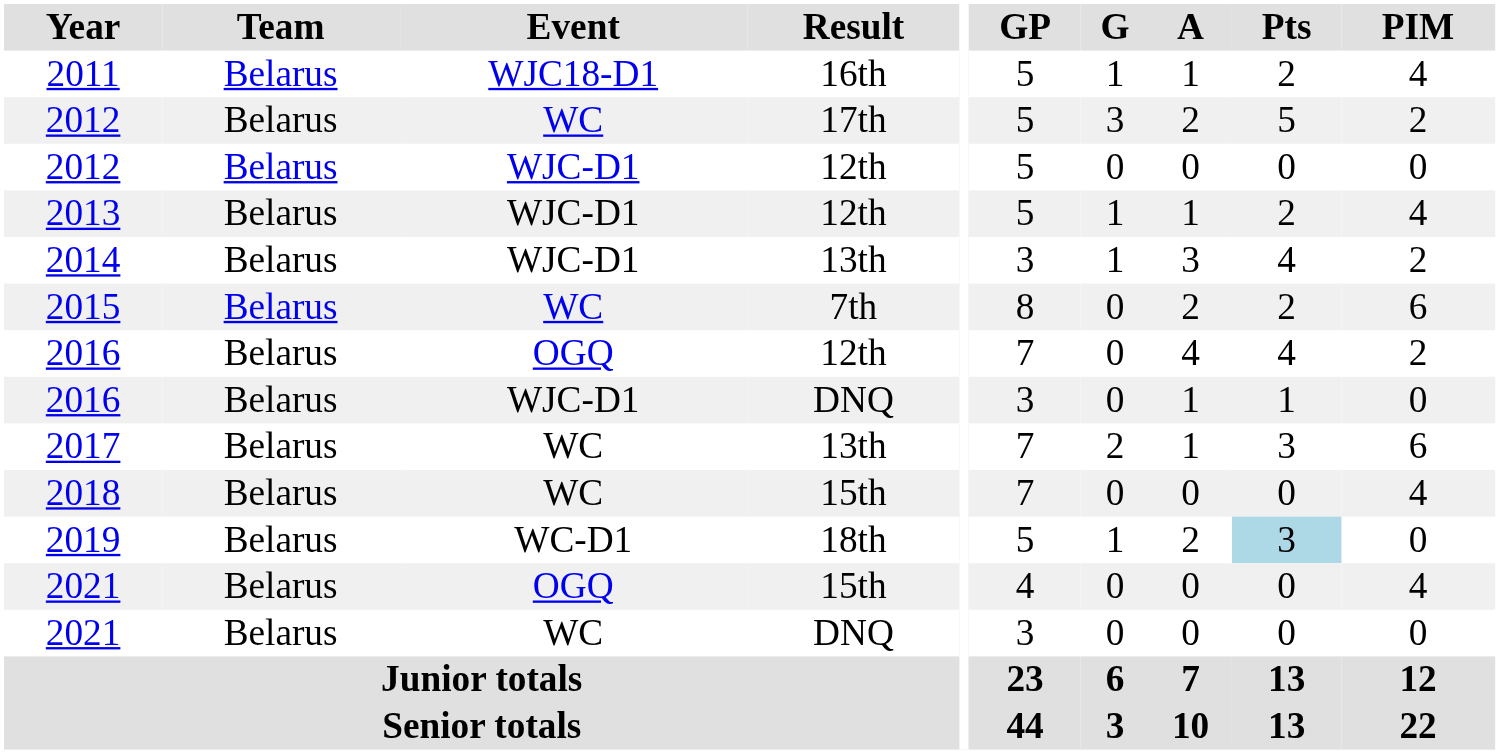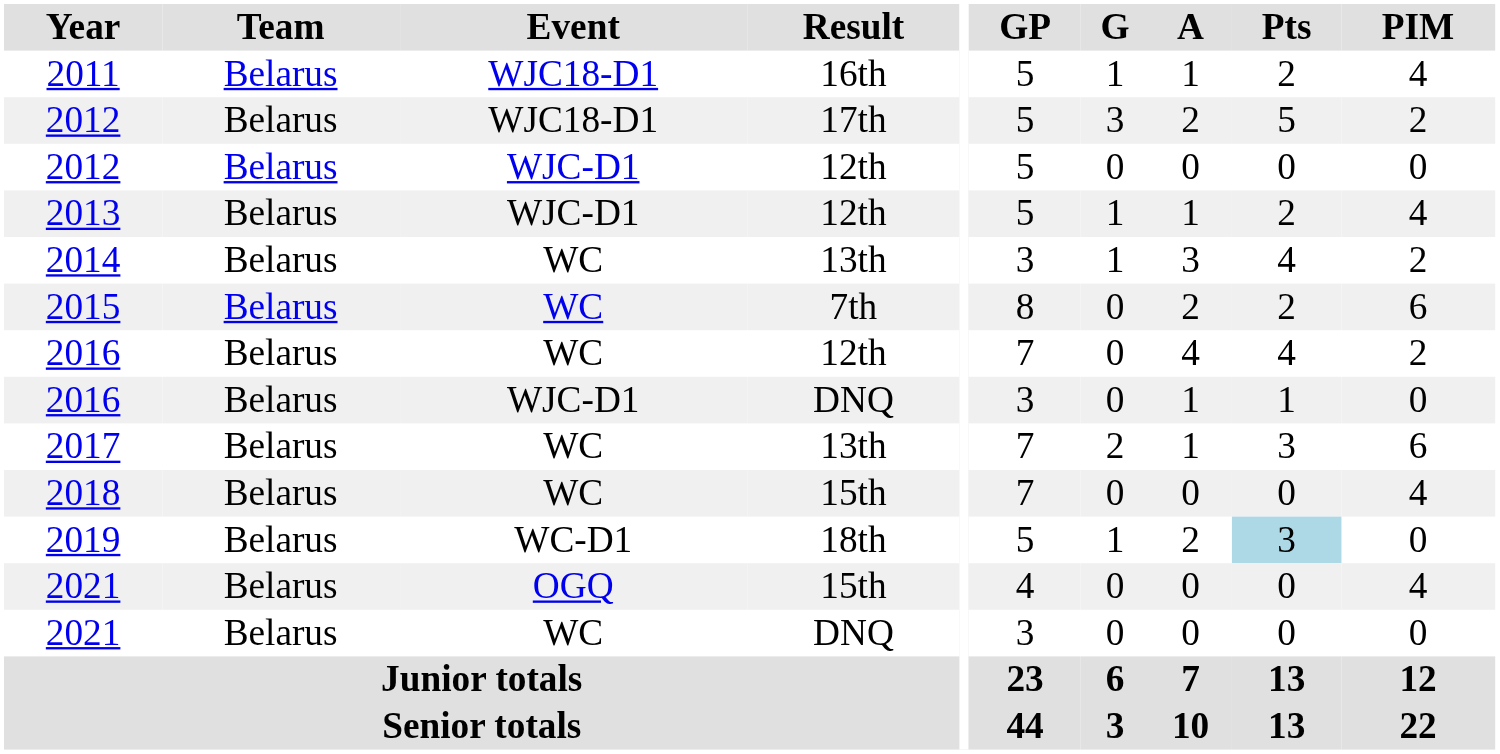(573, 119) WC -> (573, 119) WJC18-D1
(573, 259) WJC-D1 -> (573, 259) WC
(573, 352) OGQ -> (573, 352) WC
